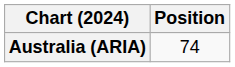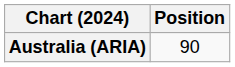(190, 47) 74 -> (190, 47) 90
